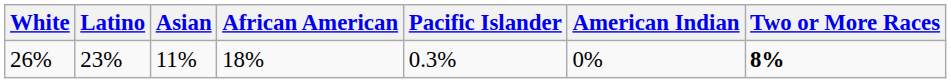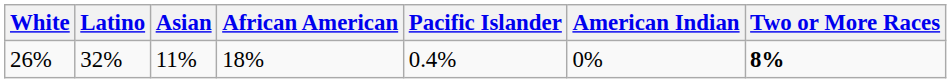(101, 58) 23% -> (101, 58) 32%
(433, 58) 0.3% -> (433, 58) 0.4%
